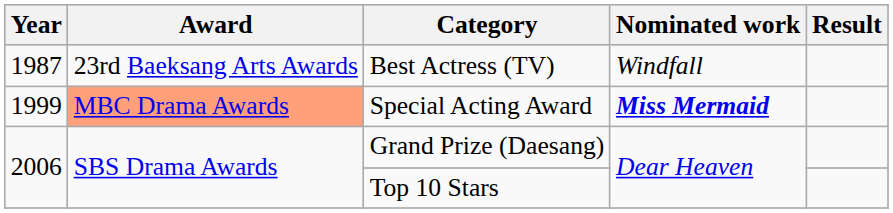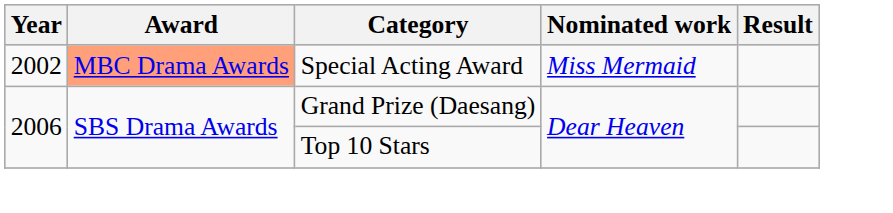- row: (462, 65)
(36, 106) 1999 -> (36, 65) 2002
(693, 106) bold -> (621, 65) normal
